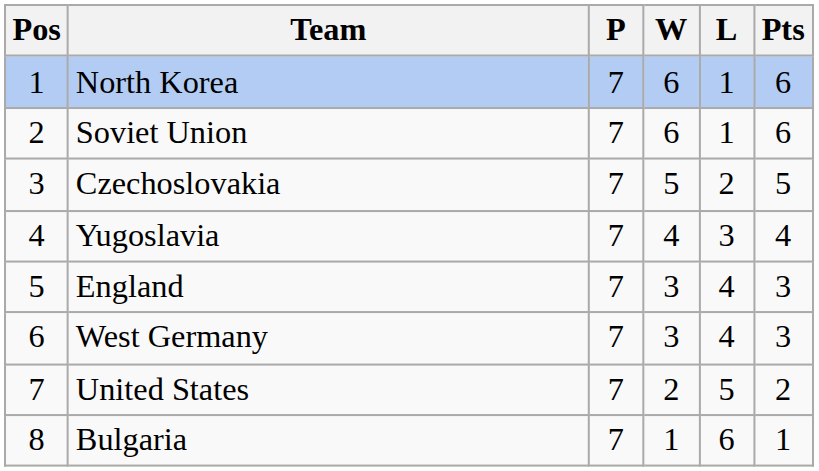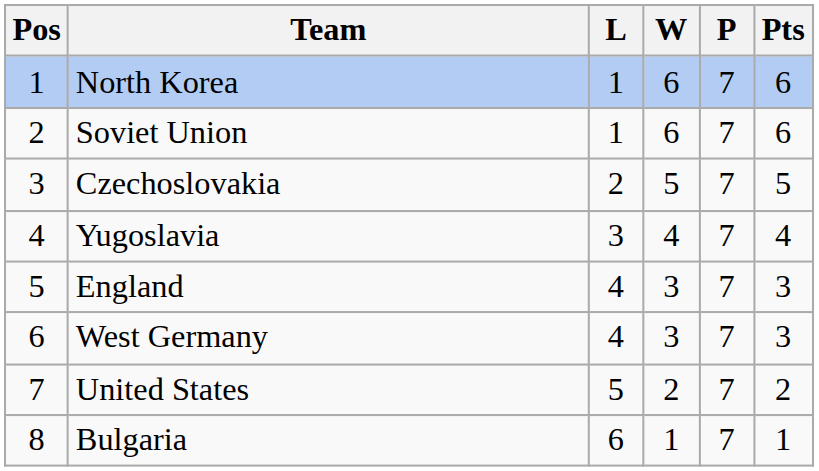columns swapped: (616, 30) <-> (727, 30)
